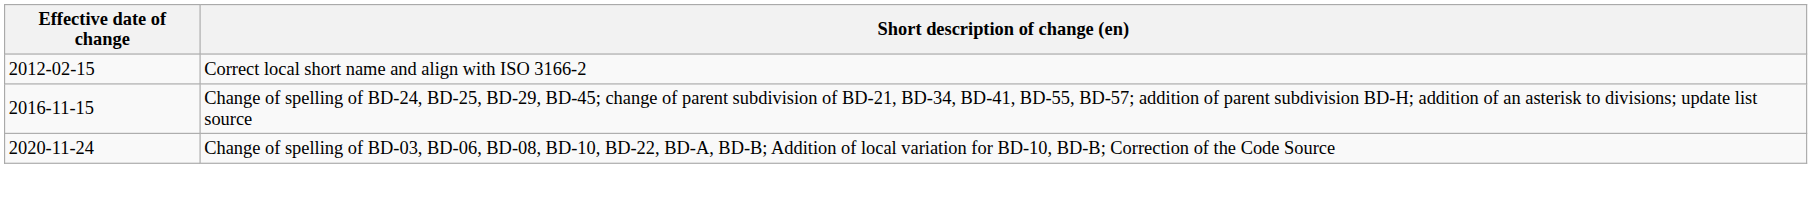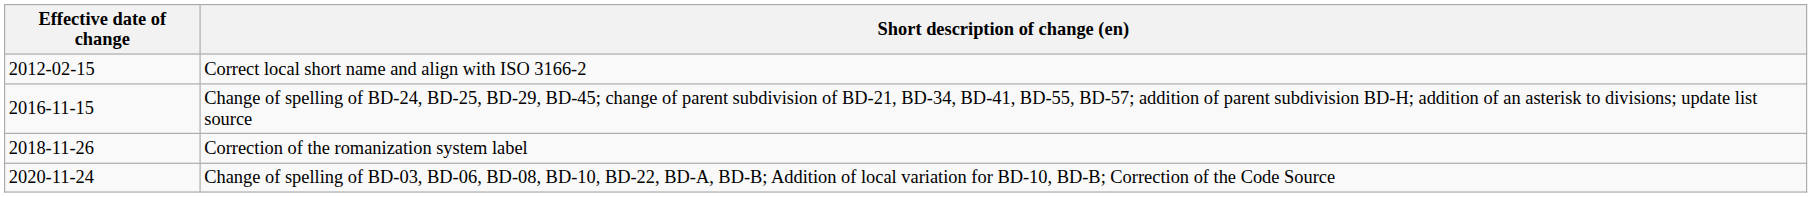+ row: (366, 148)
